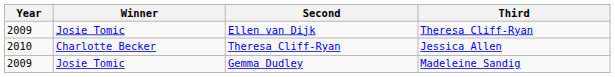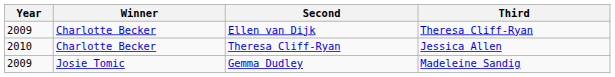(90, 30) Josie Tomic -> (106, 30) Charlotte Becker
